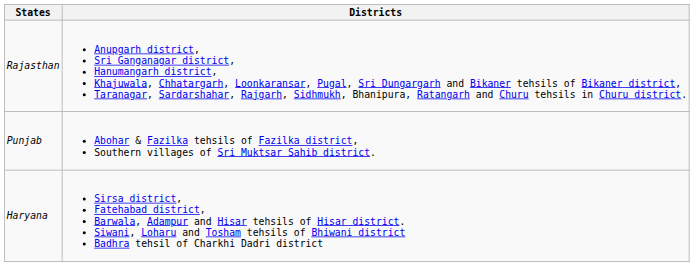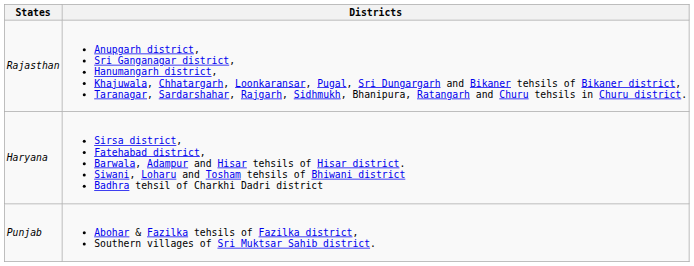rows swapped: (24, 141) <-> (27, 216)
